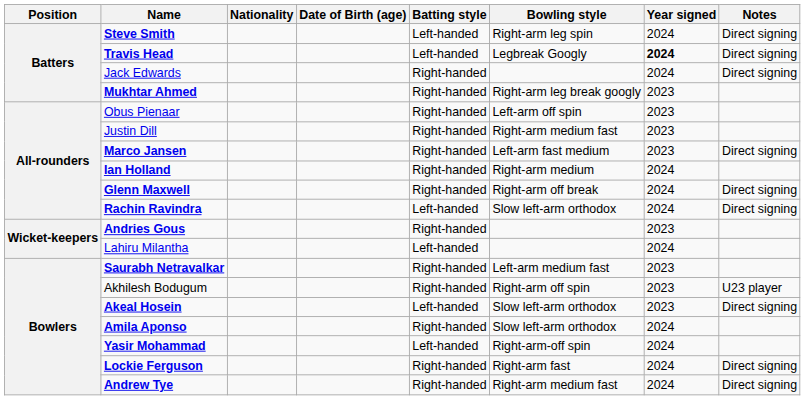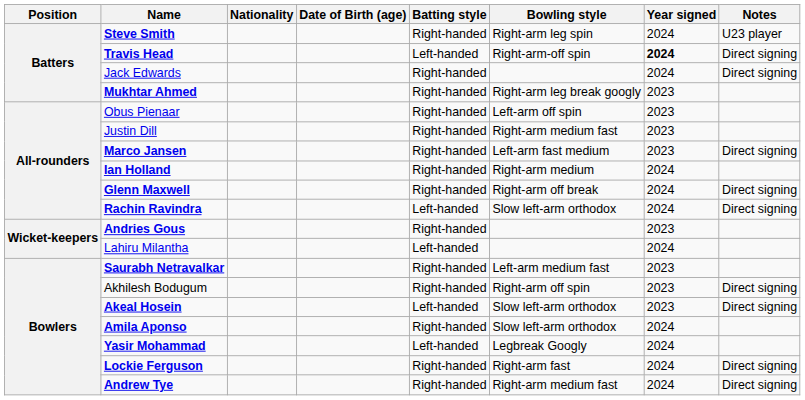(445, 33) Left-handed -> (449, 33) Right-handed
(760, 33) Direct signing -> (752, 33) U23 player
(540, 53) Legbreak Googly -> (541, 53) Right-arm-off spin
(752, 287) U23 player -> (760, 287) Direct signing
(541, 345) Right-arm-off spin -> (540, 345) Legbreak Googly
